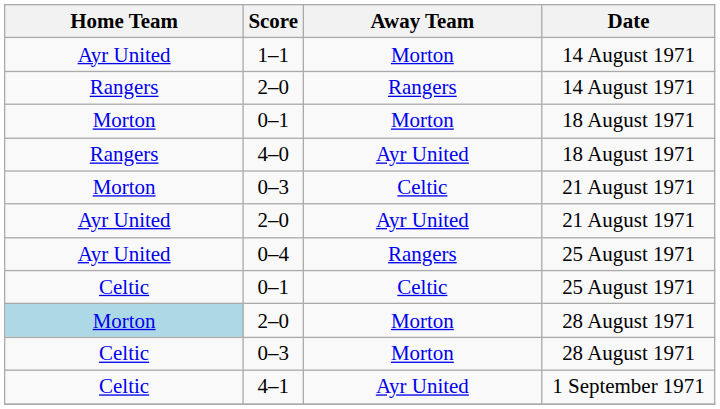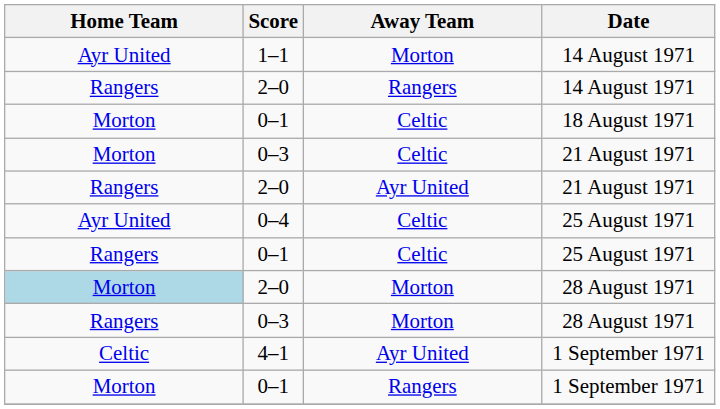(422, 120) Morton -> (422, 120) Celtic
- row: (273, 154)
(124, 220) Ayr United -> (124, 187) Rangers
(422, 253) Rangers -> (422, 220) Celtic
(124, 287) Celtic -> (124, 253) Rangers
(124, 353) Celtic -> (124, 320) Rangers
+ row: (273, 386)
